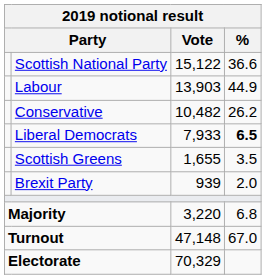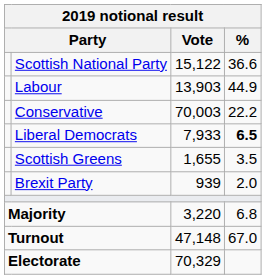(198, 111) 10,482 -> (198, 111) 70,003
(243, 111) 26.2 -> (243, 111) 22.2
